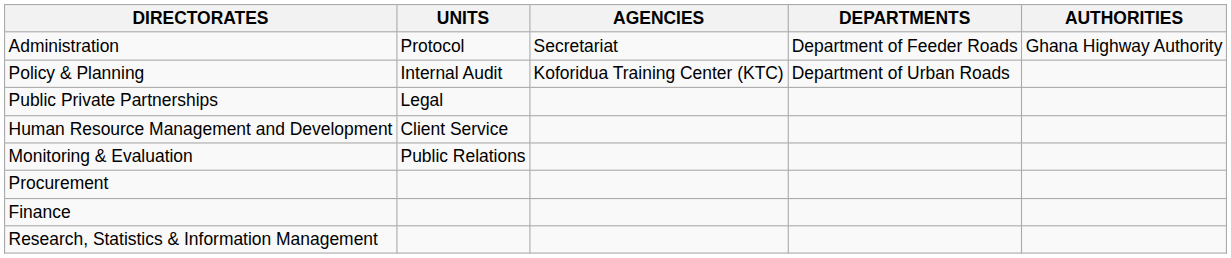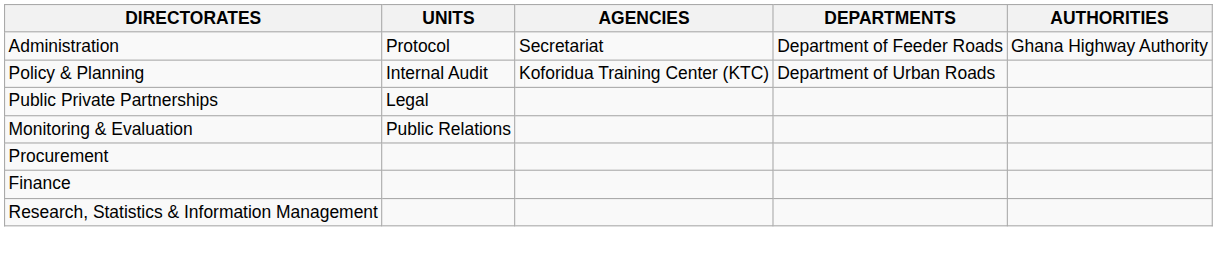- row: (201, 128)
